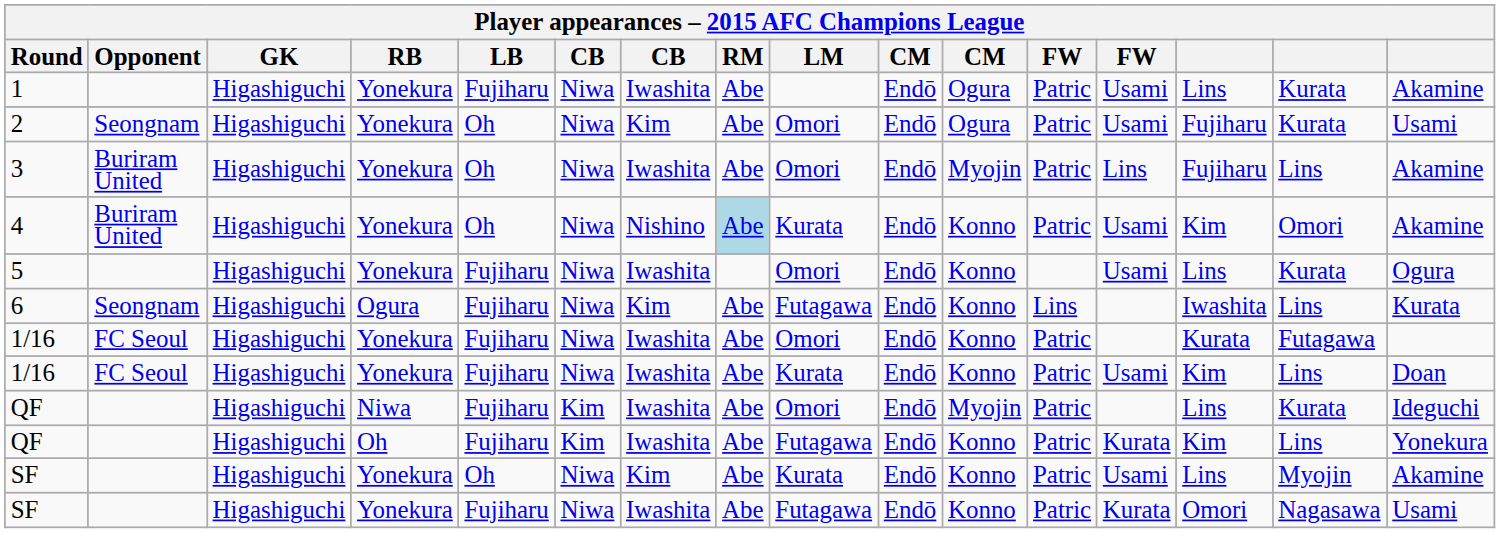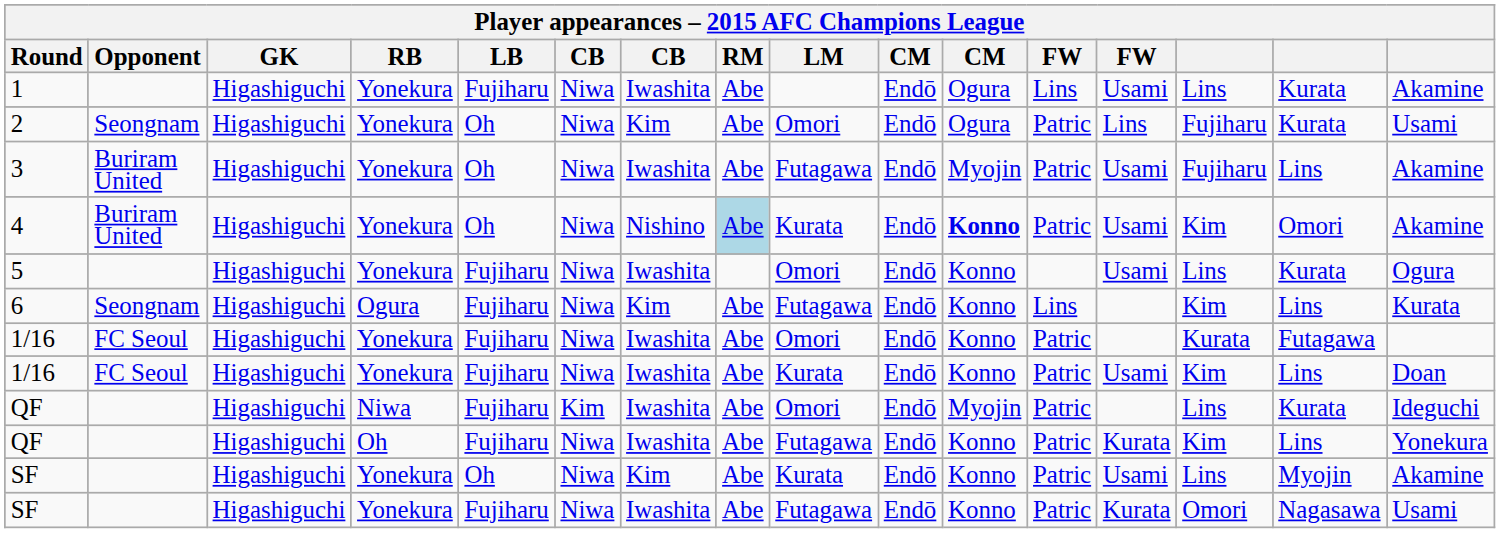(1062, 90) Patric -> (1055, 90) Lins
(1135, 124) Usami -> (1125, 124) Lins
(808, 169) Omori -> (824, 169) Futagawa
(1125, 169) Lins -> (1135, 169) Usami
(982, 226) normal -> (984, 226) bold
(1224, 305) Iwashita -> (1204, 305) Kim
(583, 441) Kim -> (587, 441) Niwa
